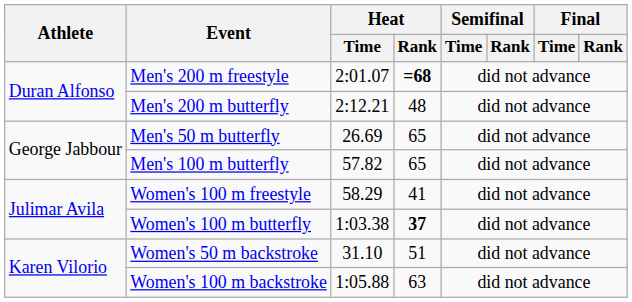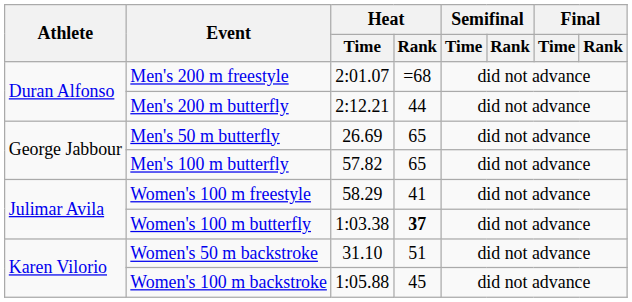(417, 76) bold -> (417, 76) normal
(417, 106) 48 -> (417, 106) 44
(417, 283) 63 -> (417, 283) 45
